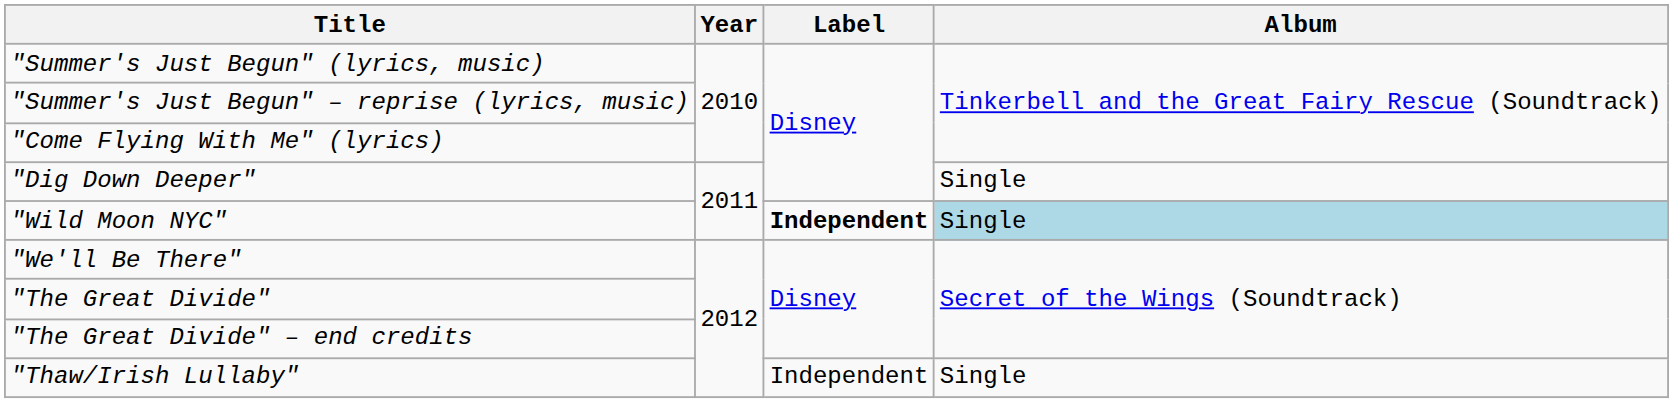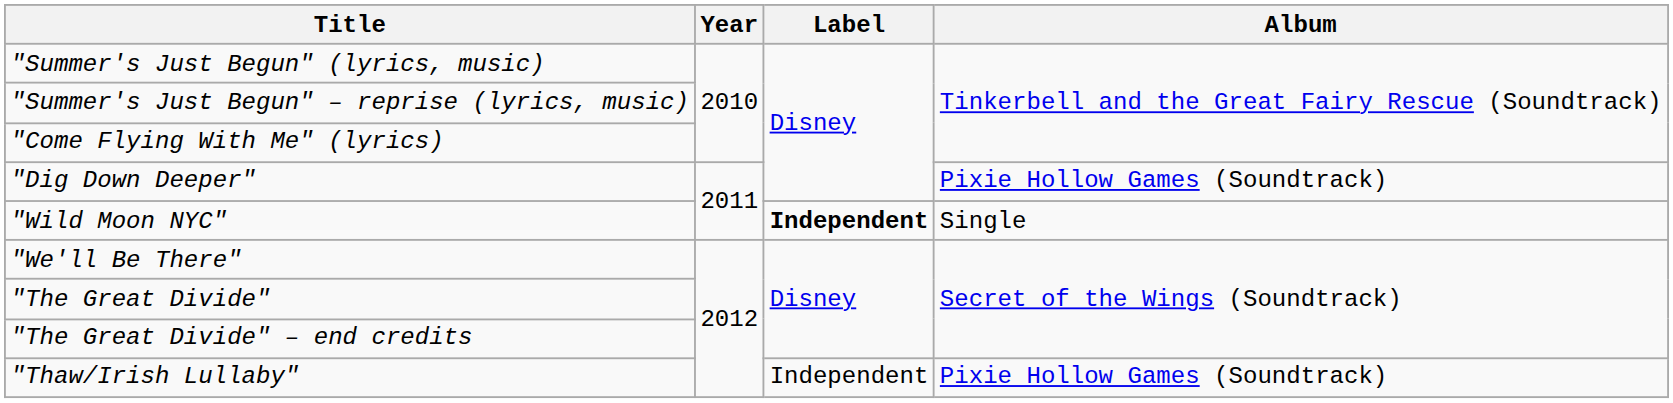(983, 181) Single -> (1164, 181) Pixie Hollow Games (Soundtrack)
(983, 221) lightblue background -> (983, 221) no background
(983, 377) Single -> (1164, 377) Pixie Hollow Games (Soundtrack)
